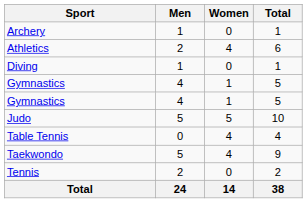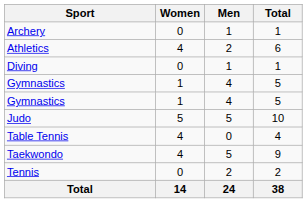columns swapped: (180, 13) <-> (229, 13)
